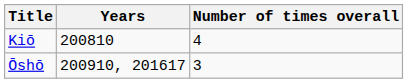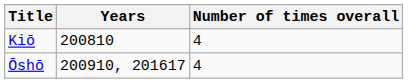(197, 65) 3 -> (197, 65) 4
